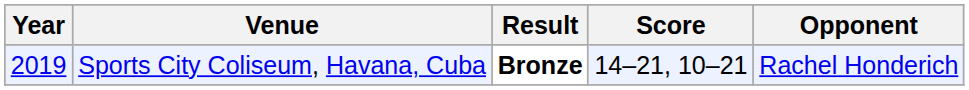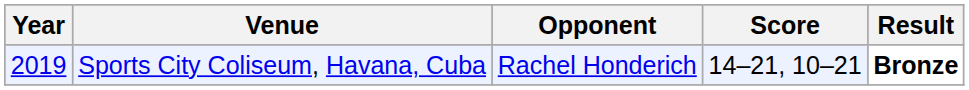columns swapped: (859, 25) <-> (540, 25)
